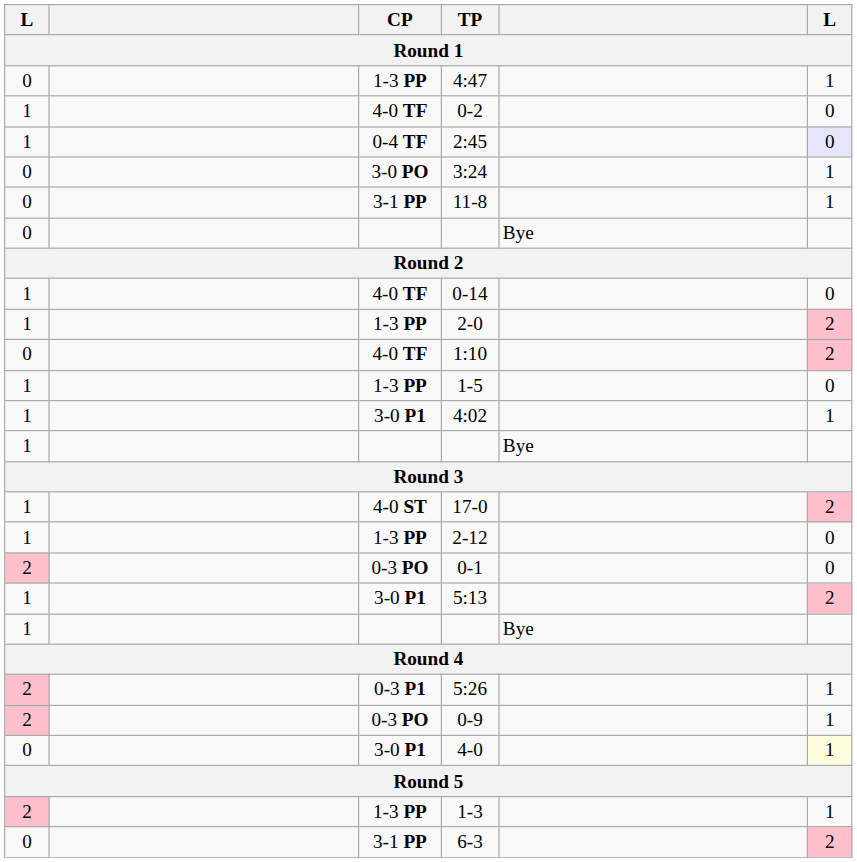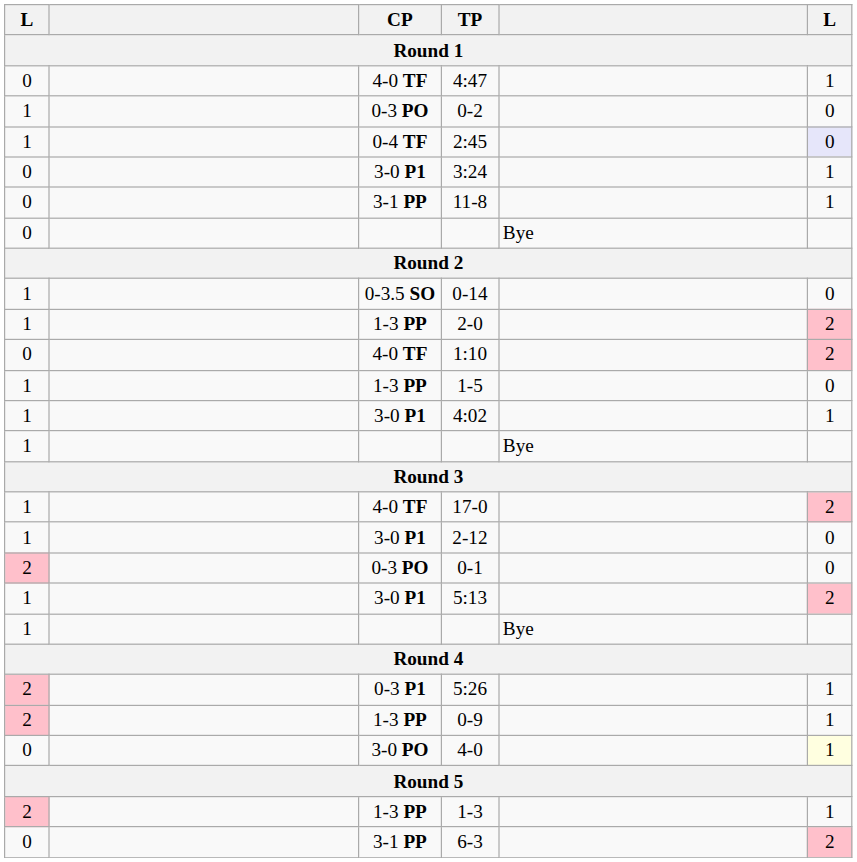(400, 80) 1-3 PP -> (400, 80) 4-0 TF
(400, 111) 4-0 TF -> (400, 111) 0-3 PO
(400, 171) 3-0 PO -> (400, 171) 3-0 P1
(400, 293) 4-0 TF -> (400, 293) 0-3.5 SO
(400, 506) 4-0 ST -> (400, 506) 4-0 TF
(400, 537) 1-3 PP -> (400, 537) 3-0 P1
(400, 720) 0-3 PO -> (400, 720) 1-3 PP
(400, 750) 3-0 P1 -> (400, 750) 3-0 PO
